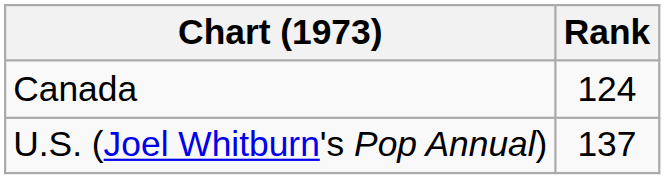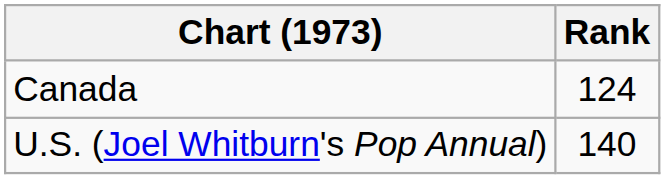(607, 144) 137 -> (607, 144) 140
